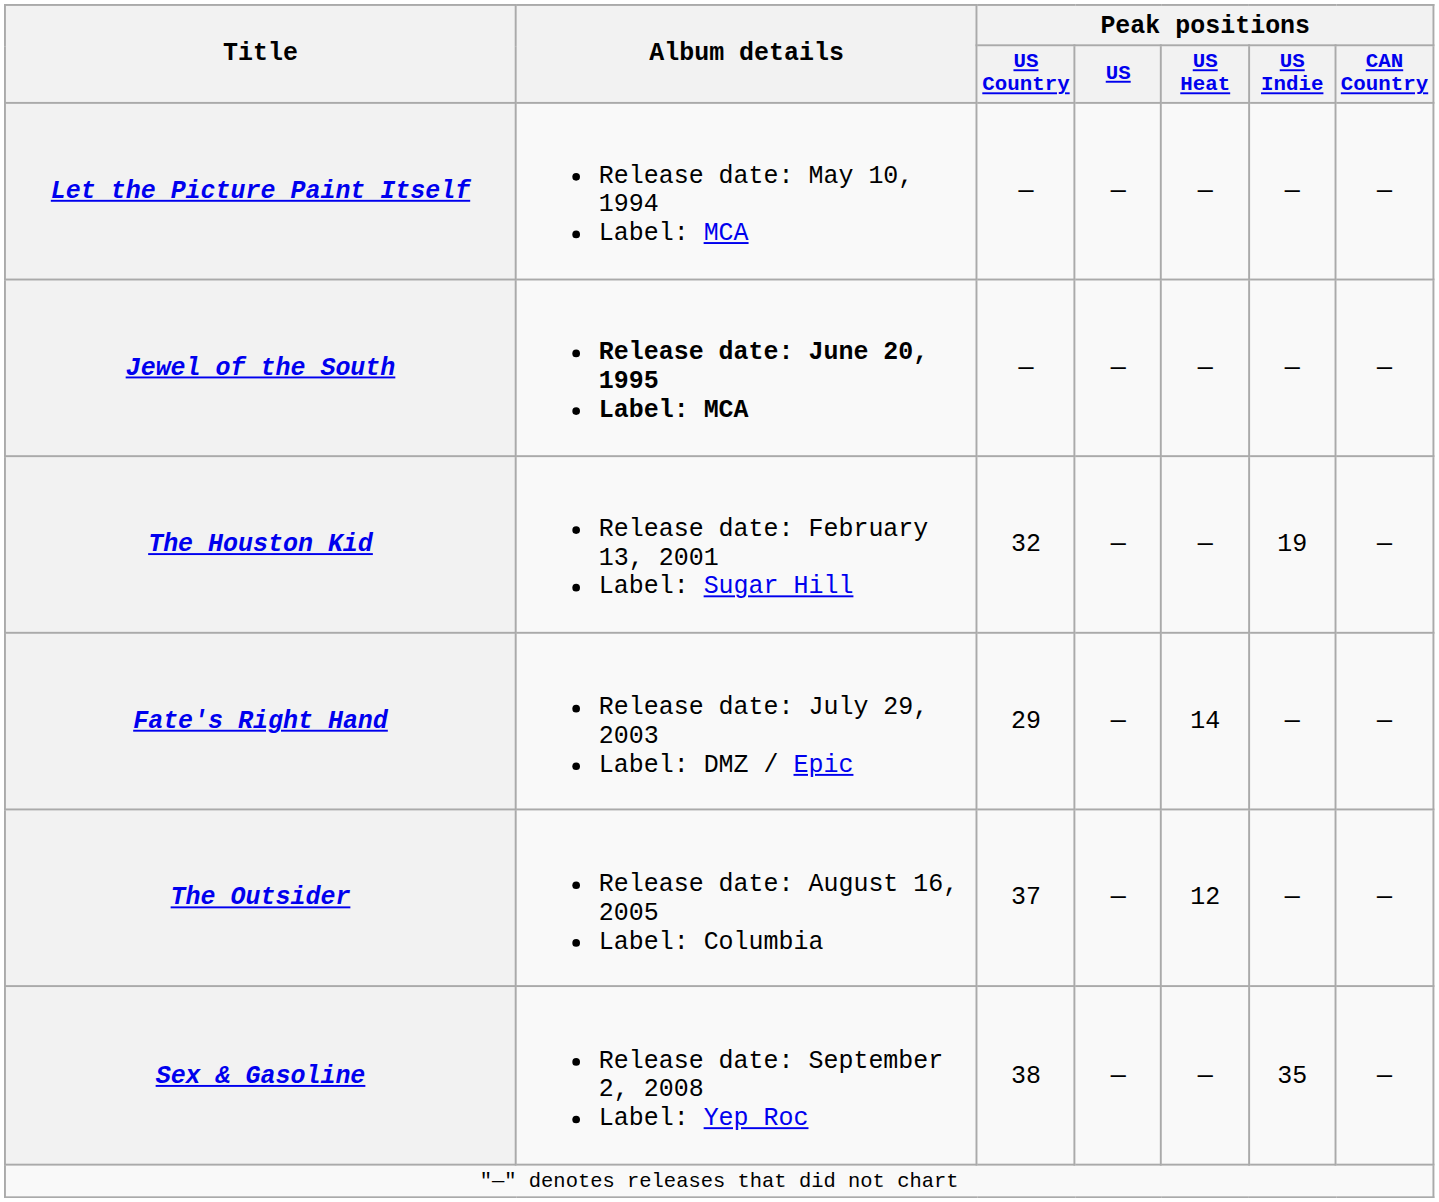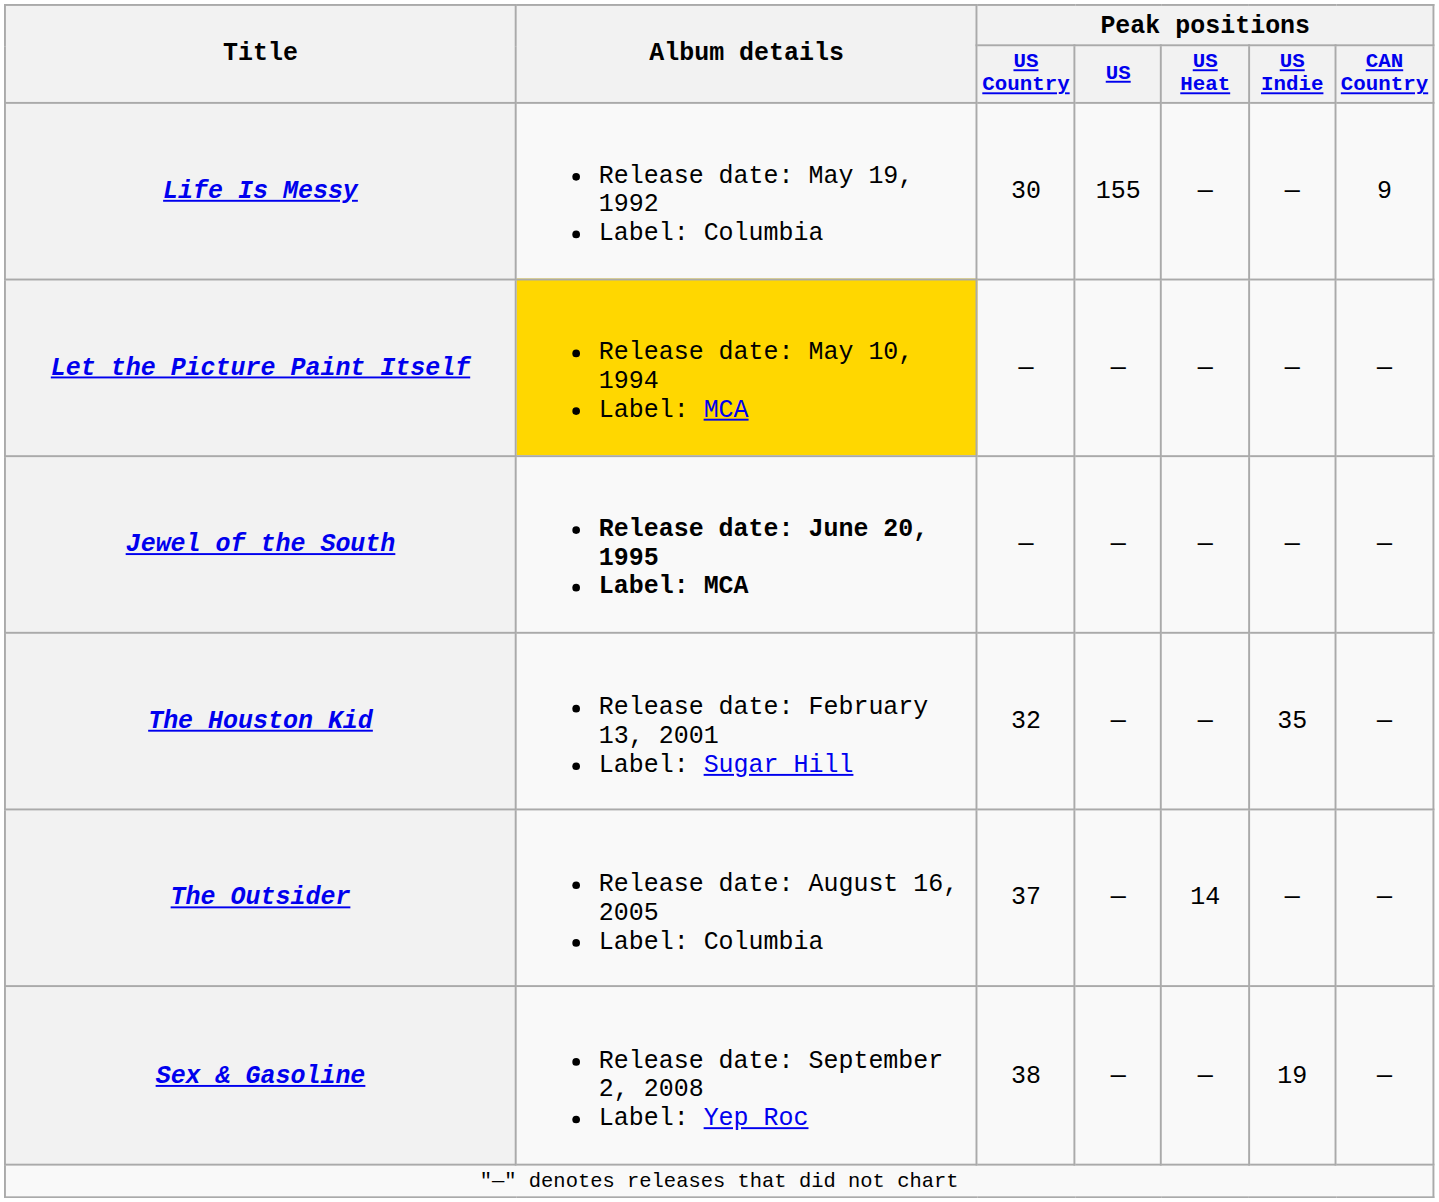+ row: (260, 190)
(747, 205) no background -> (747, 382) gold background
(1292, 544) 19 -> (1292, 721) 35
- row: (260, 721)
(1205, 898) 12 -> (1205, 898) 14
(1292, 1075) 35 -> (1292, 1075) 19
